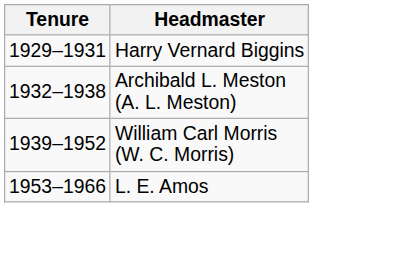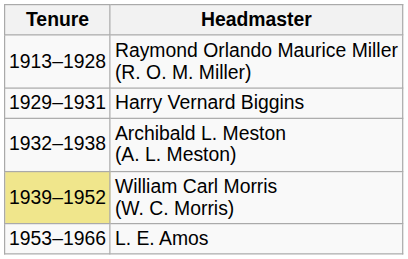+ row: (256, 61)
(58, 144) no background -> (58, 197) khaki background
